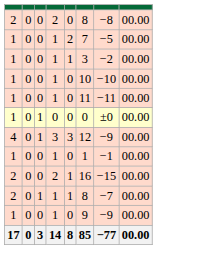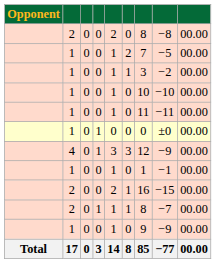+ column: (34, 14)
